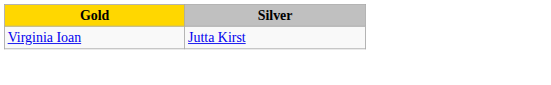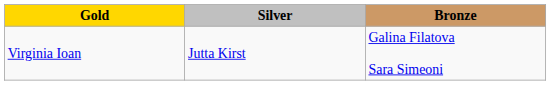+ column: (455, 15)
